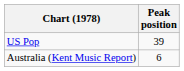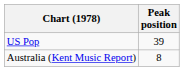(159, 58) 6 -> (159, 58) 8
